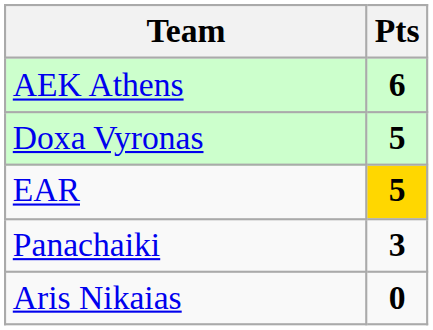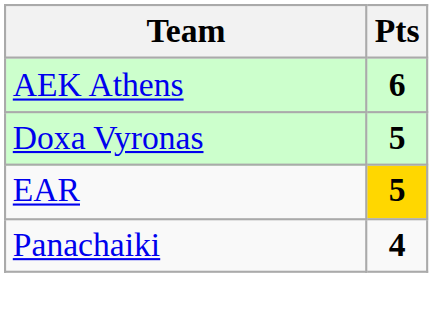(397, 244) 3 -> (397, 244) 4
- row: (97, 297)
